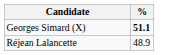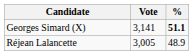+ column: (148, 12)
